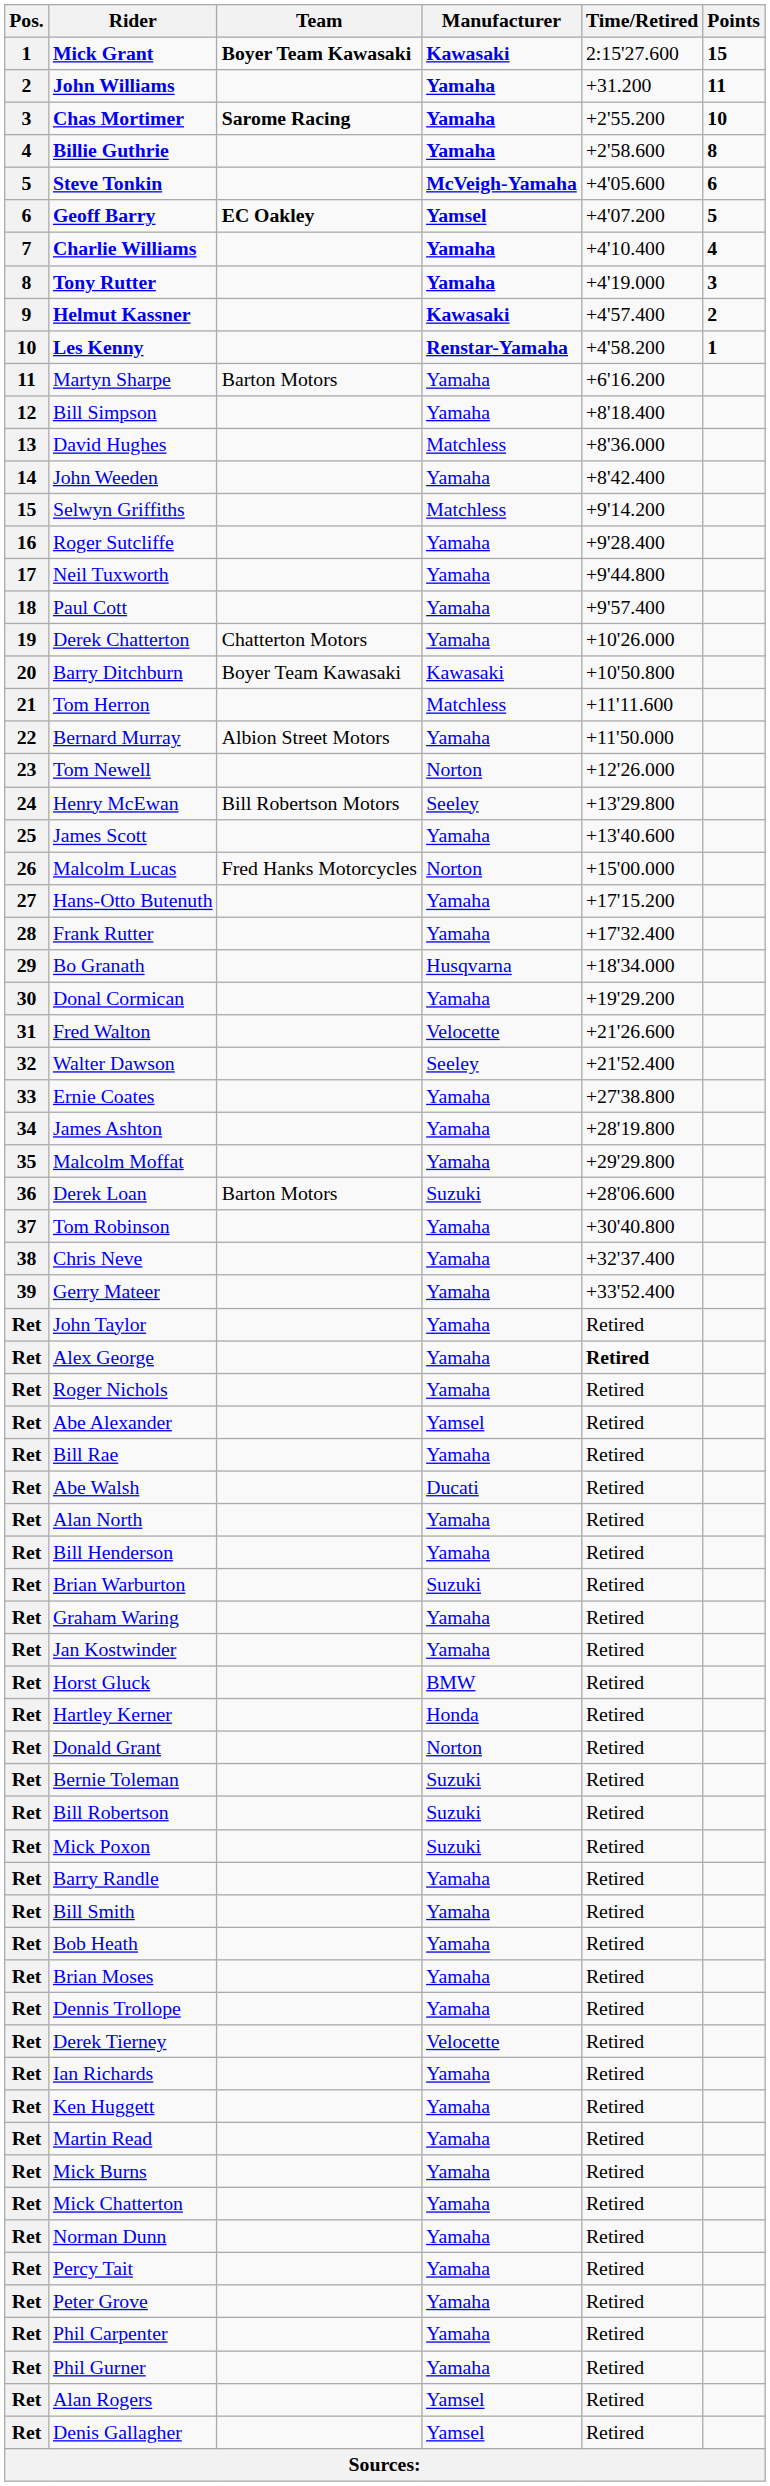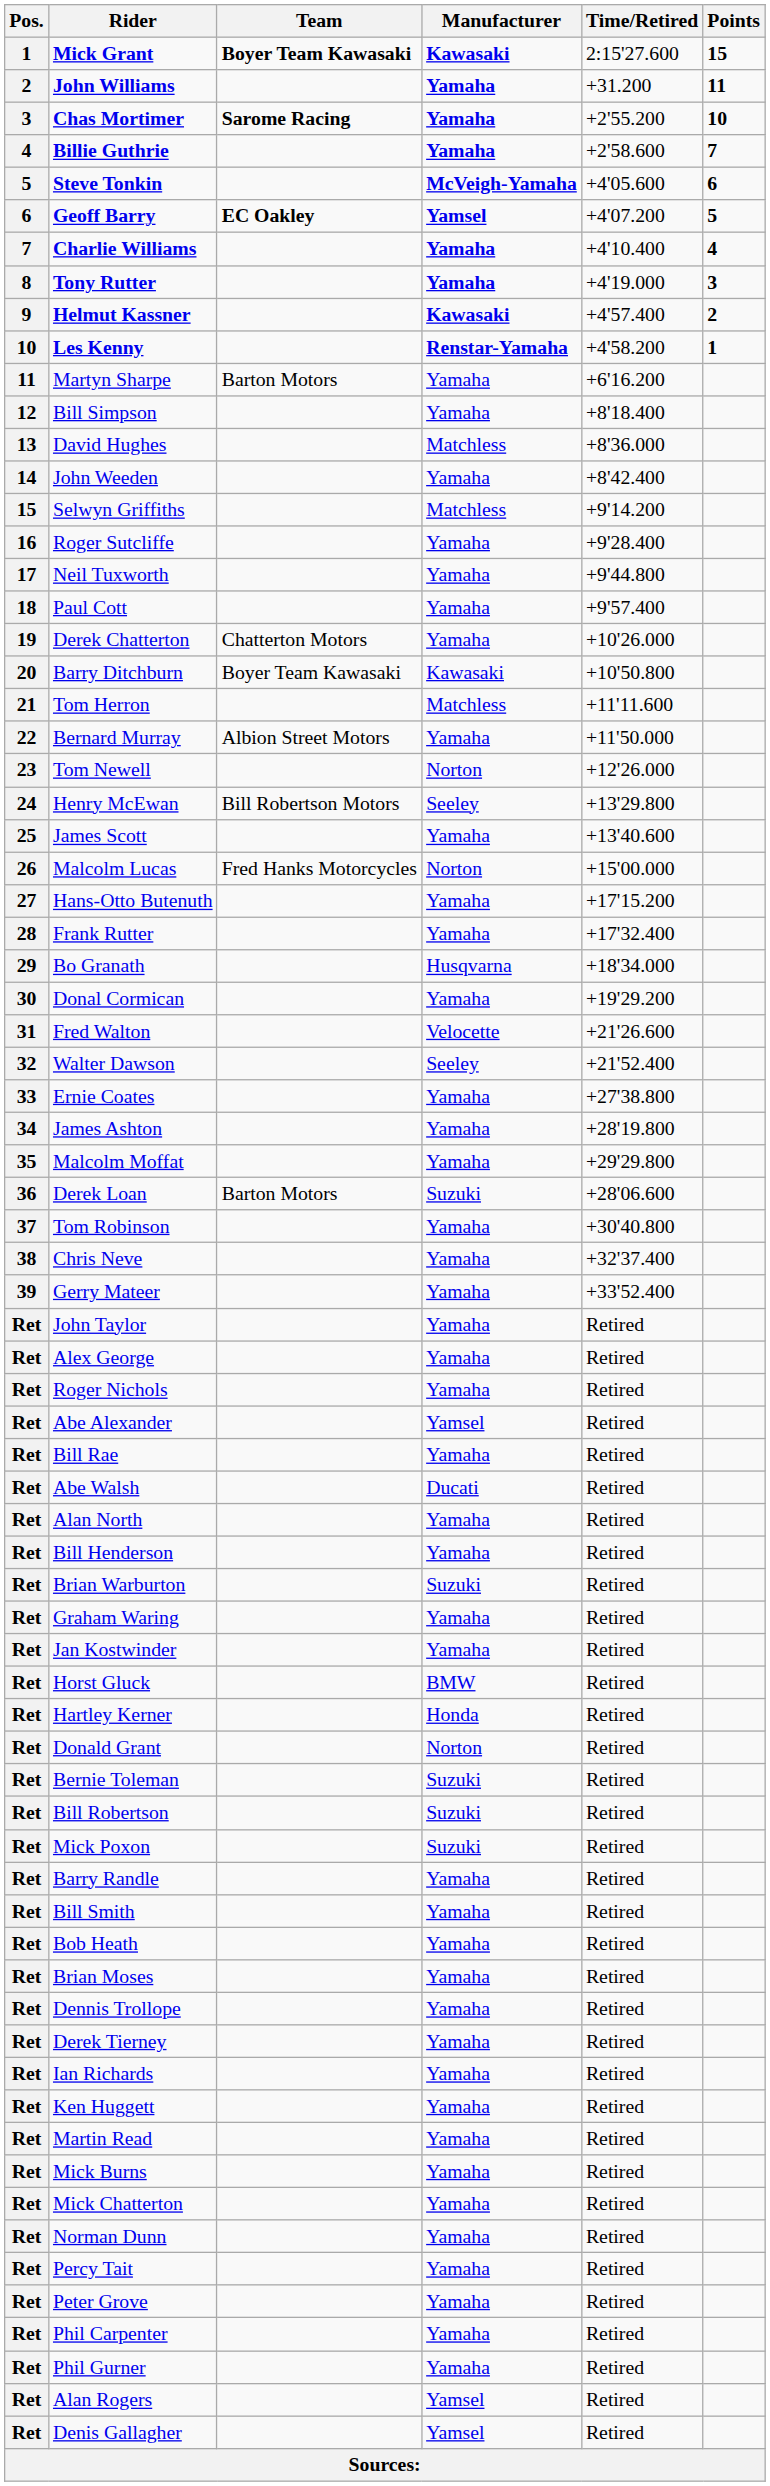(712, 151) 8 -> (712, 151) 7
(618, 1356) bold -> (615, 1356) normal
(463, 2041) Velocette -> (458, 2041) Yamaha
